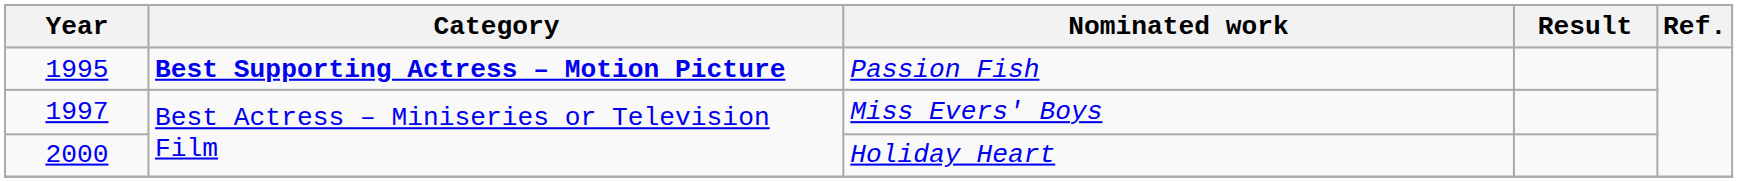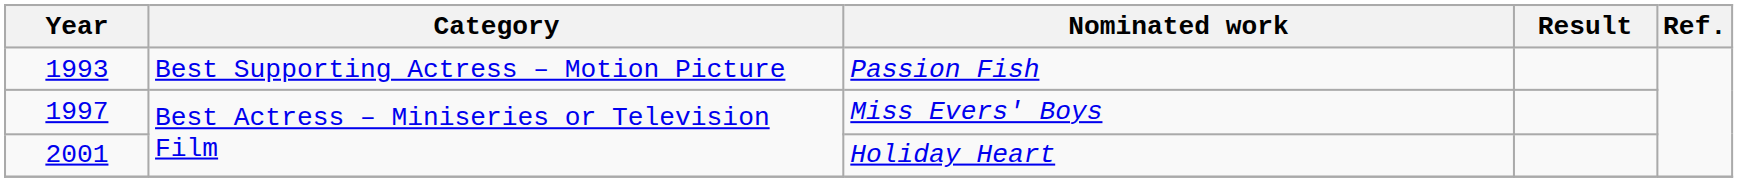(77, 69) 1995 -> (77, 69) 1993
(470, 69) bold -> (470, 69) normal
(77, 155) 2000 -> (77, 155) 2001
